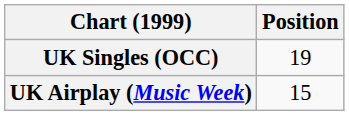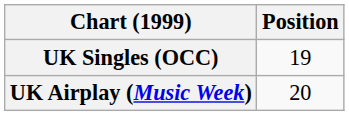(300, 92) 15 -> (300, 92) 20
